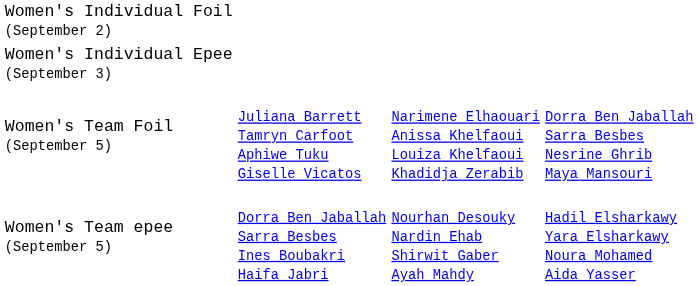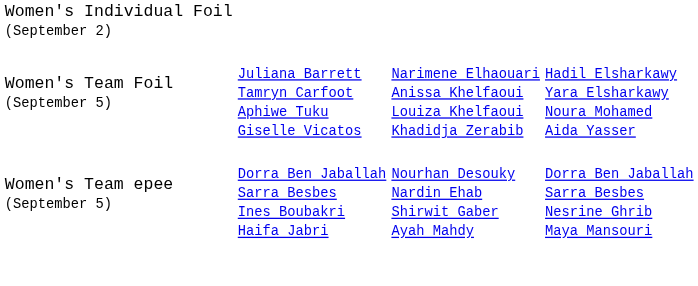- row: (119, 63)
(619, 146) Dorra Ben Jaballah Sarra Besbes Nesrine Ghrib Maya Mansouri -> (611, 103) Hadil Elsharkawy Yara Elsharkawy Noura Mohamed Aida Yasser
(611, 246) Hadil Elsharkawy Yara Elsharkawy Noura Mohamed Aida Yasser -> (619, 203) Dorra Ben Jaballah Sarra Besbes Nesrine Ghrib Maya Mansouri
